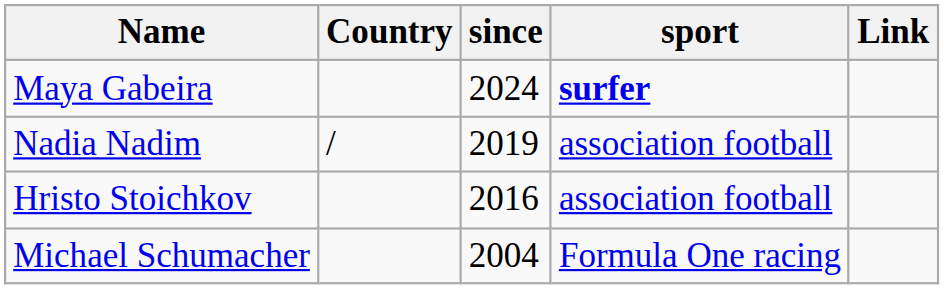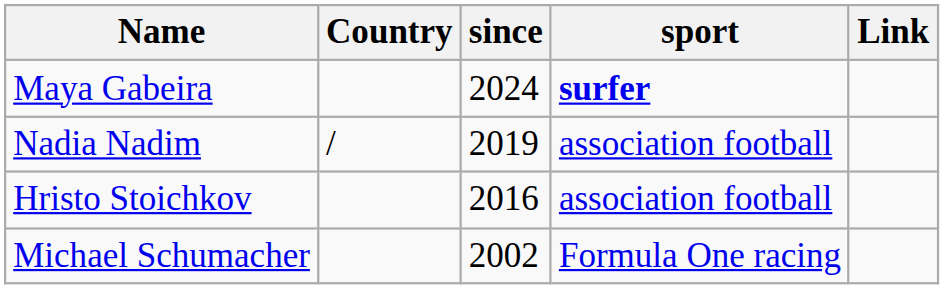(504, 254) 2004 -> (504, 254) 2002
